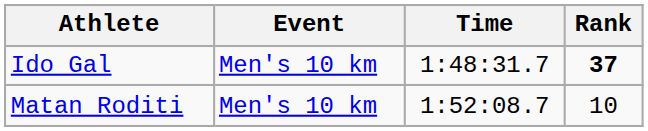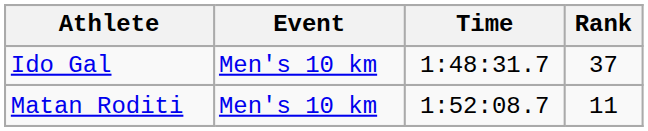(603, 65) bold -> (603, 65) normal
(603, 105) 10 -> (603, 105) 11
